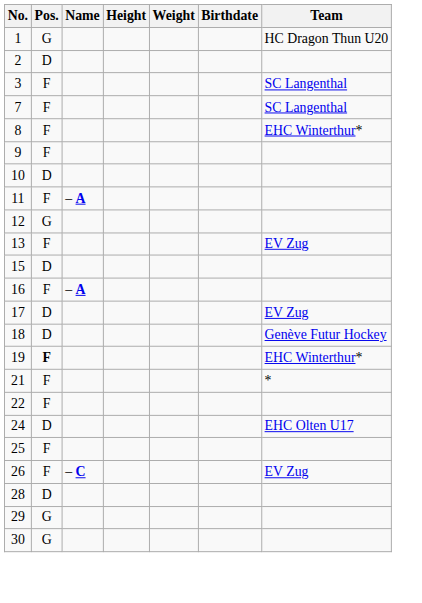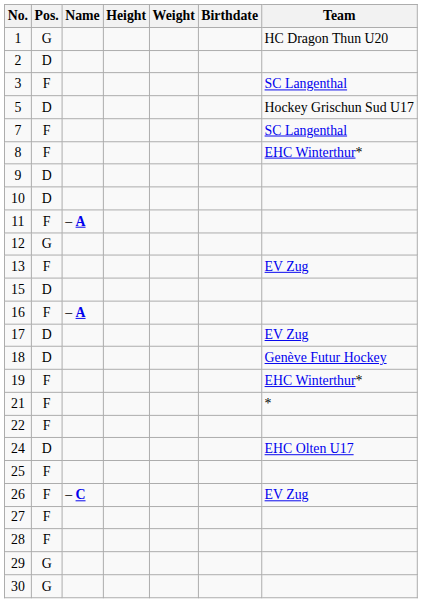+ row: (18, 107)
(47, 153) F -> (47, 175) D
(47, 358) bold -> (47, 381) normal
+ row: (18, 517)
(47, 495) D -> (47, 540) F
